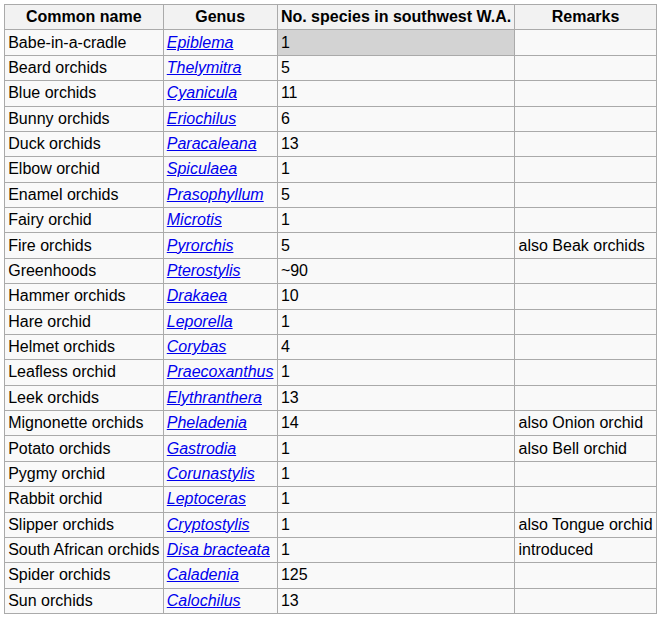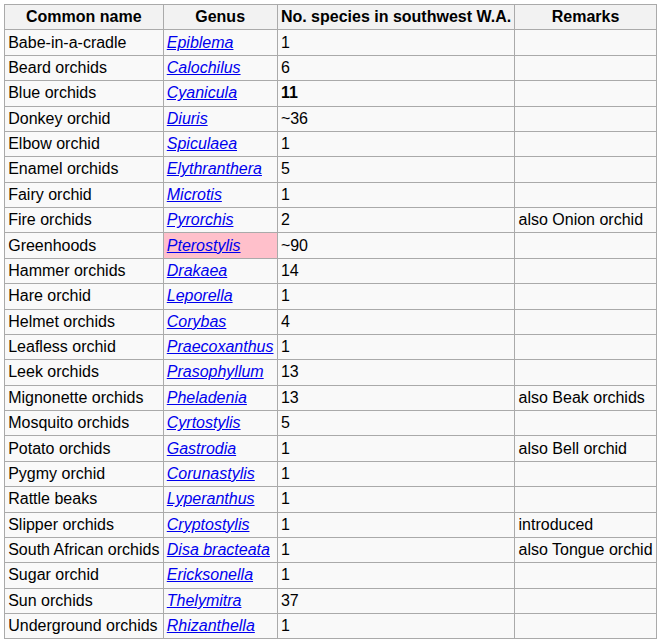(285, 42) lightgrey background -> (285, 42) no background
(204, 67) Thelymitra -> (204, 67) Calochilus
(285, 67) 5 -> (285, 67) 6
(289, 93) normal -> (289, 93) bold
- row: (59, 118)
+ row: (59, 118)
- row: (54, 144)
(215, 194) Prasophyllum -> (214, 169) Elythranthera
(285, 245) 5 -> (285, 220) 2
(582, 245) also Beak orchids -> (581, 220) also Onion orchid
(204, 270) no background -> (204, 245) pink background
(290, 296) 10 -> (290, 270) 14
(214, 397) Elythranthera -> (215, 372) Prasophyllum
(290, 423) 14 -> (290, 397) 13
(581, 423) also Onion orchid -> (582, 397) also Beak orchids
+ row: (69, 423)
- row: (55, 499)
+ row: (53, 499)
(586, 524) also Tongue orchid -> (556, 524) introduced
(556, 550) introduced -> (586, 550) also Tongue orchid
- row: (59, 575)
+ row: (54, 575)
(204, 600) Calochilus -> (204, 600) Thelymitra
(290, 600) 13 -> (290, 600) 37
+ row: (83, 626)
